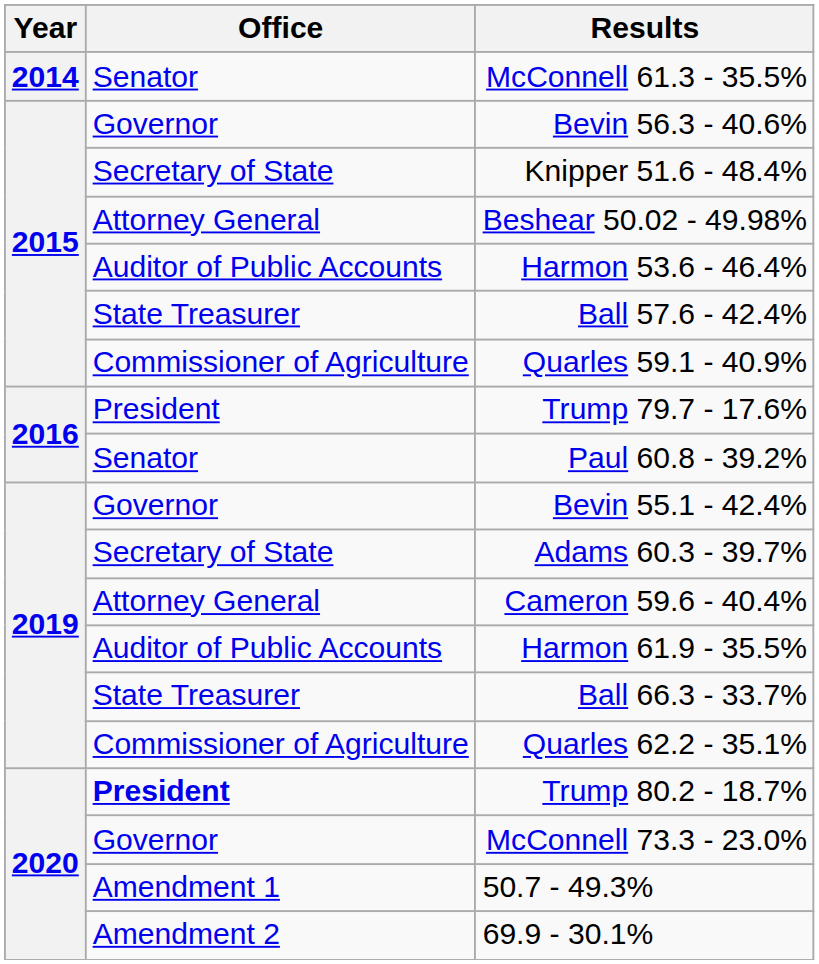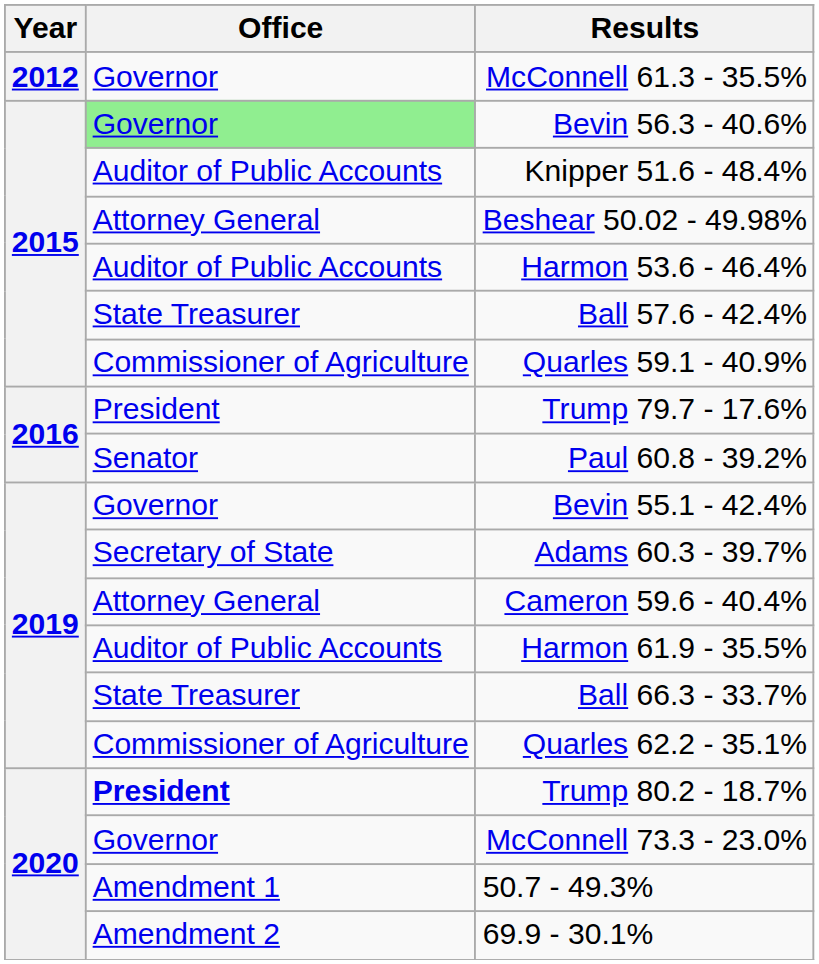(45, 76) 2014 -> (45, 76) 2012
(145, 76) Senator -> (155, 76) Governor
(155, 123) no background -> (155, 123) lightgreen background
(213, 171) Secretary of State -> (267, 171) Auditor of Public Accounts
